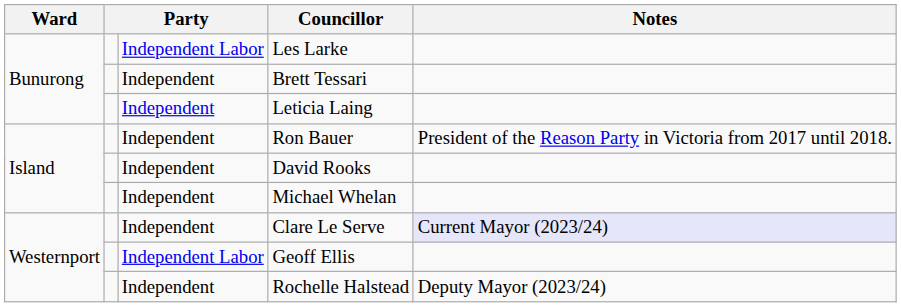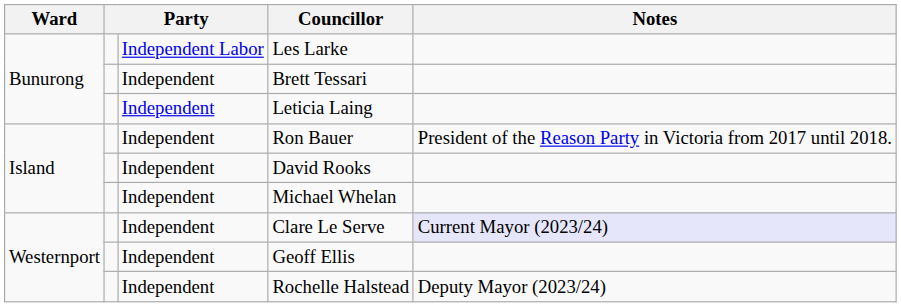(193, 256) Independent Labor -> (168, 256) Independent
